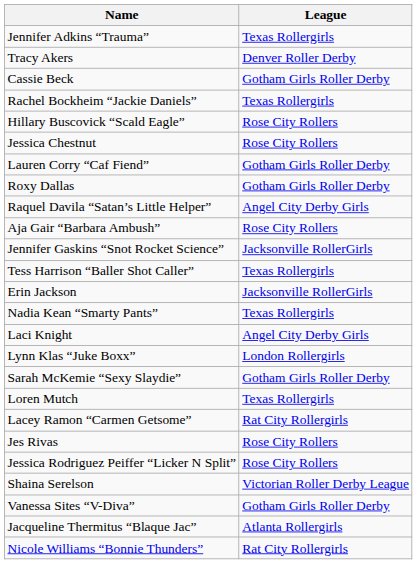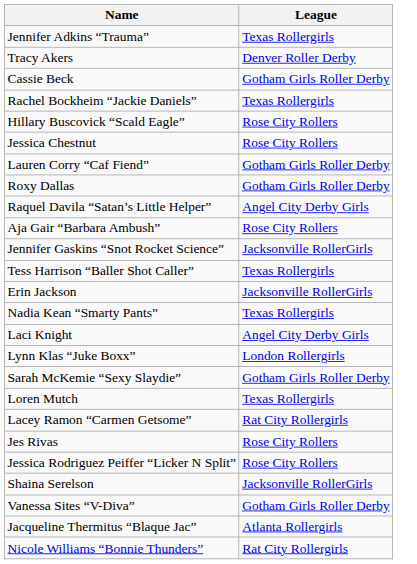(326, 484) Victorian Roller Derby League -> (307, 484) Jacksonville RollerGirls
